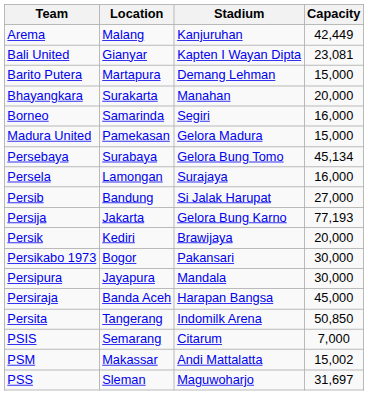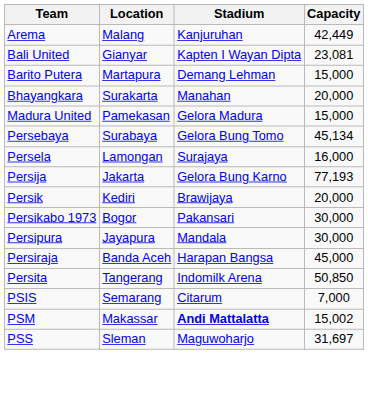- row: (28, 116)
- row: (25, 197)
(220, 359) normal -> (223, 319) bold
